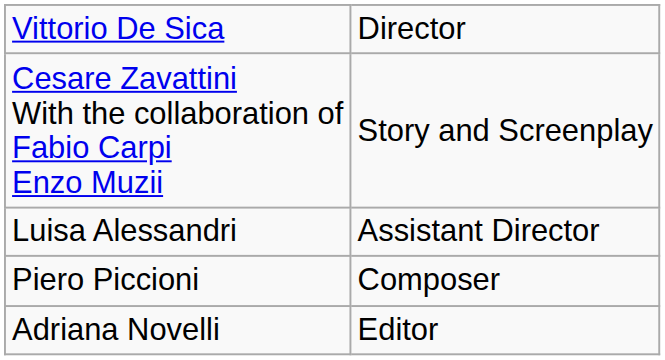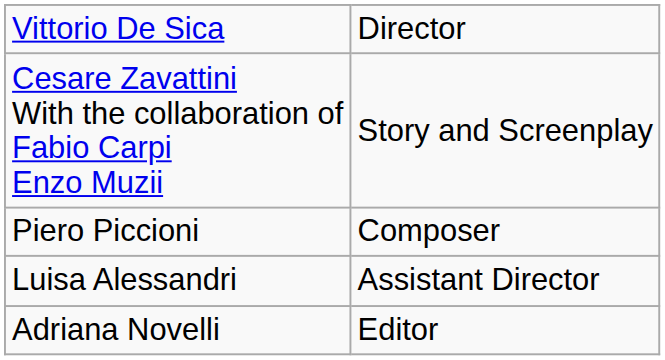rows swapped: (106, 280) <-> (125, 231)
